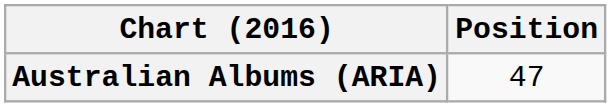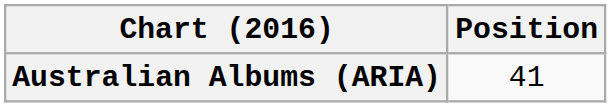(527, 78) 47 -> (527, 78) 41
